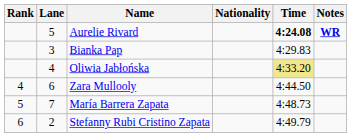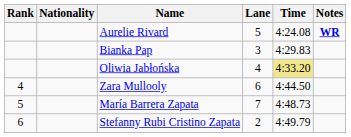columns swapped: (52, 13) <-> (243, 13)
(293, 31) bold -> (293, 31) normal
